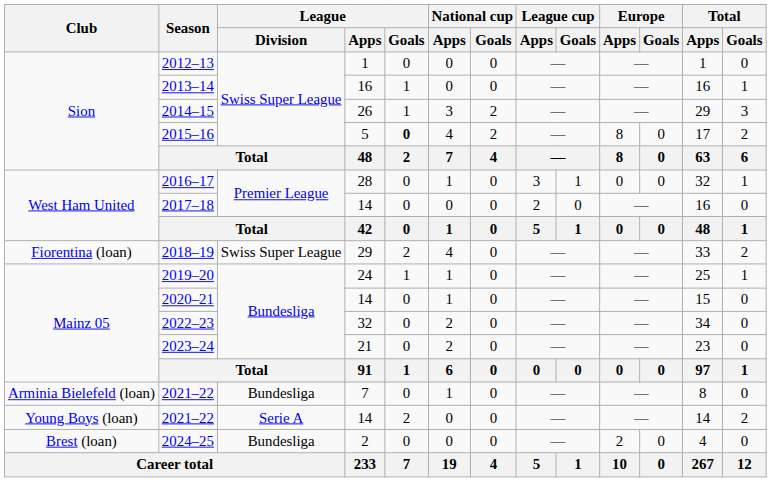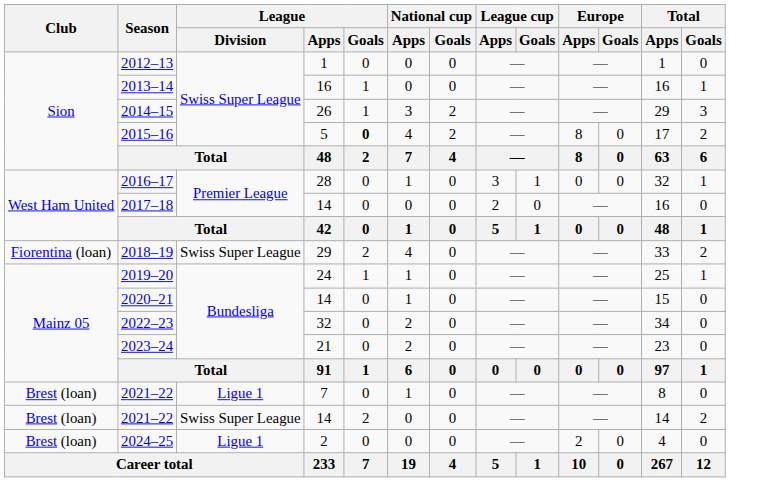(81, 393) Arminia Bielefeld (loan) -> (61, 393) Brest (loan)
(281, 393) Bundesliga -> (240, 393) Ligue 1
(81, 417) Young Boys (loan) -> (61, 417) Brest (loan)
(281, 417) Serie A -> (240, 417) Swiss Super League
(281, 441) Bundesliga -> (240, 441) Ligue 1
